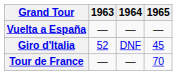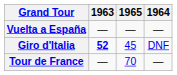columns swapped: (130, 12) <-> (158, 12)
(102, 45) normal -> (102, 45) bold
